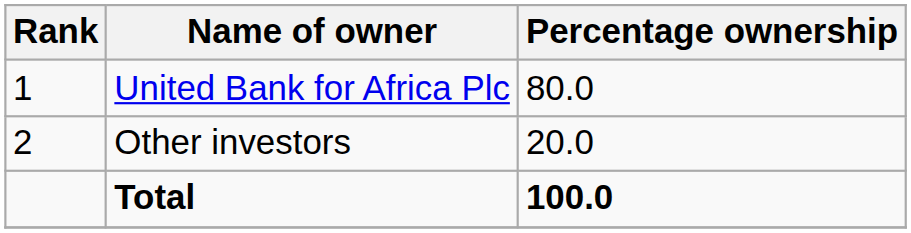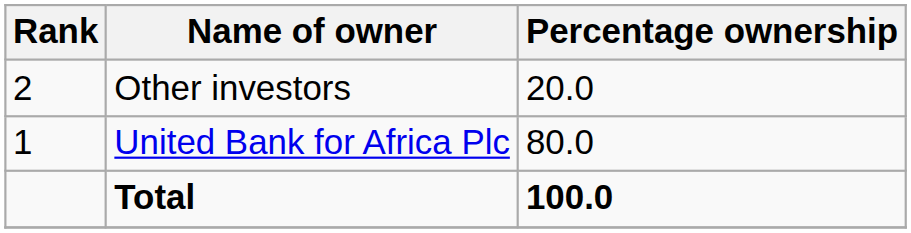rows swapped: (312, 87) <-> (233, 142)
